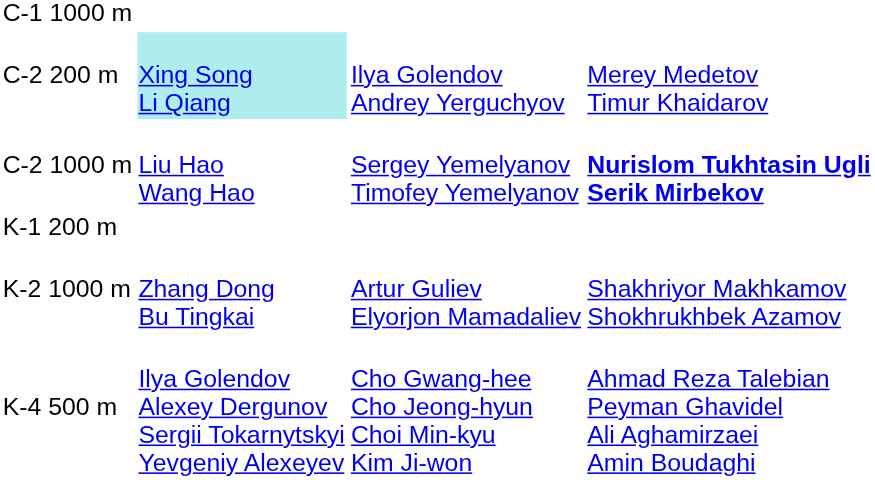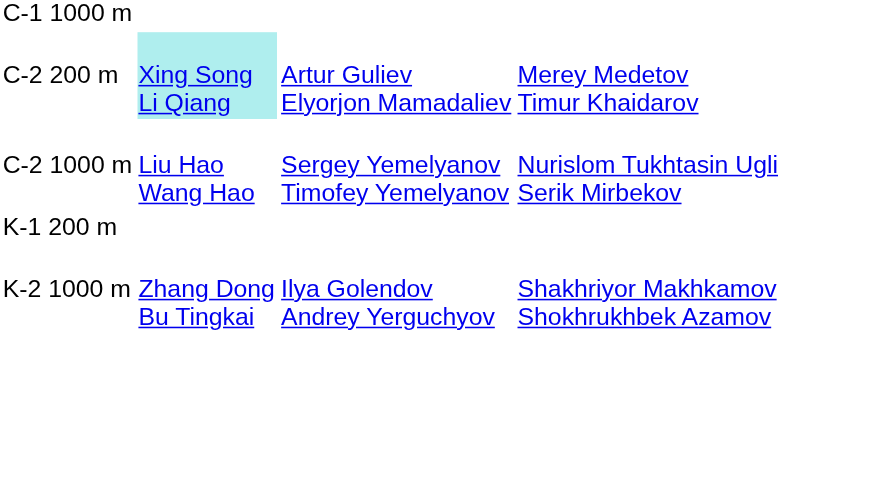(458, 89) Ilya Golendov Andrey Yerguchyov -> (396, 89) Artur Guliev Elyorjon Mamadaliev
(729, 179) bold -> (648, 179) normal
(466, 303) Artur Guliev Elyorjon Mamadaliev -> (388, 303) Ilya Golendov Andrey Yerguchyov
- row: (60, 407)
